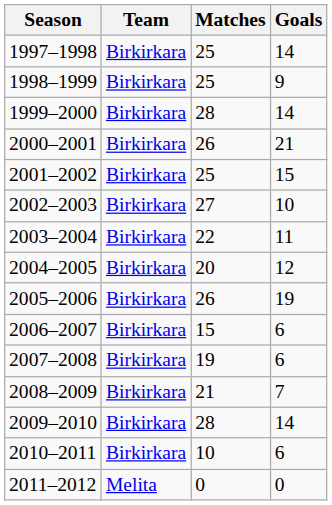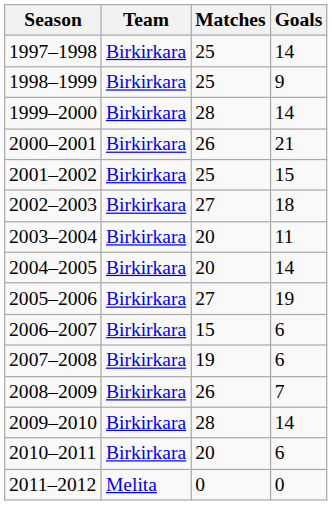(284, 205) 10 -> (284, 205) 18
(205, 236) 22 -> (205, 236) 20
(284, 267) 12 -> (284, 267) 14
(205, 298) 26 -> (205, 298) 27
(205, 391) 21 -> (205, 391) 26
(205, 453) 10 -> (205, 453) 20
